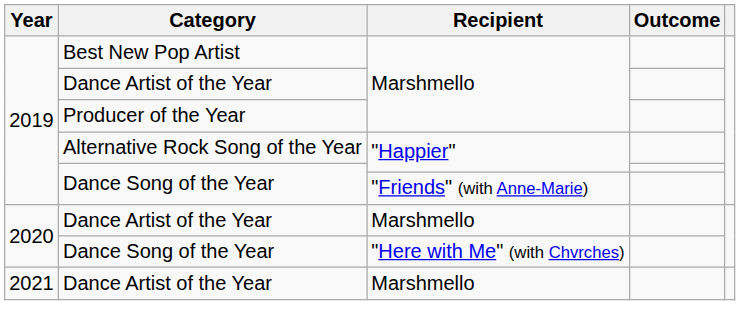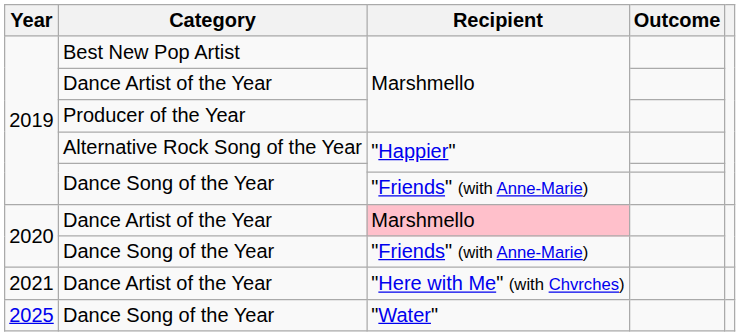(423, 219) no background -> (423, 219) pink background
(498, 251) "Here with Me" (with Chvrches) -> (480, 251) "Friends" (with Anne-Marie)
(423, 283) Marshmello -> (498, 283) "Here with Me" (with Chvrches)
+ row: (31, 315)
